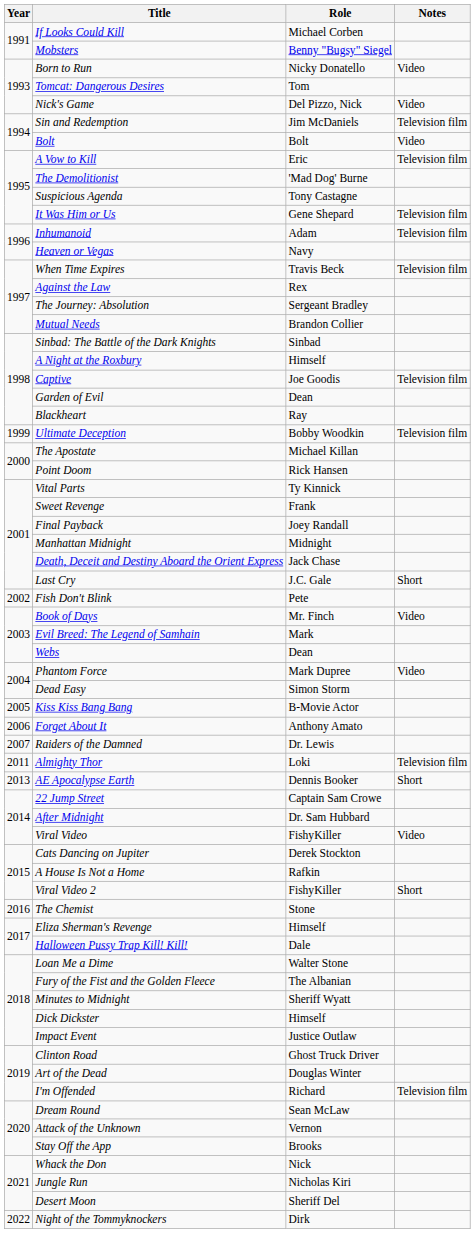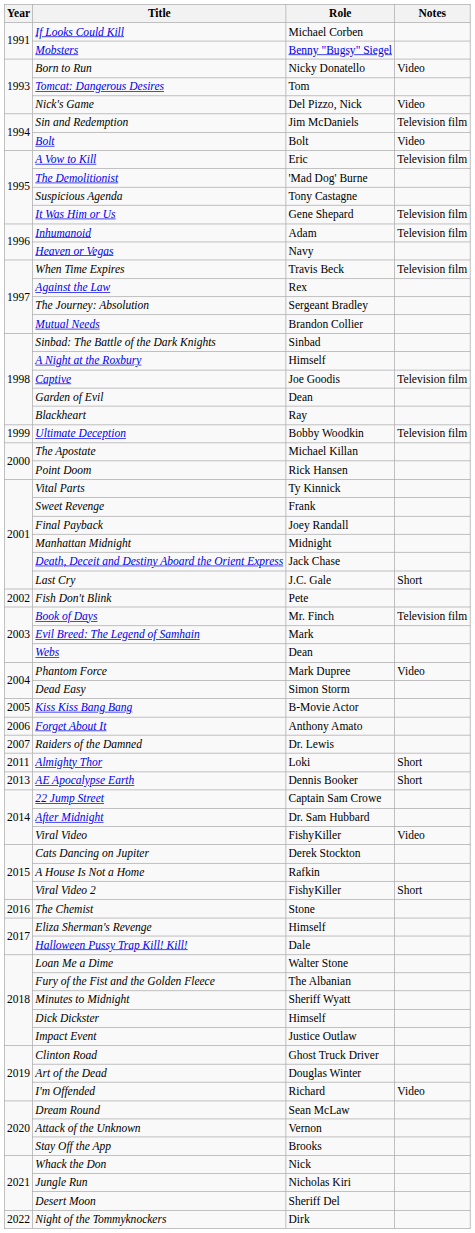(411, 616) Video -> (432, 616) Television film
(432, 762) Television film -> (410, 762) Short
(432, 1091) Television film -> (411, 1091) Video
